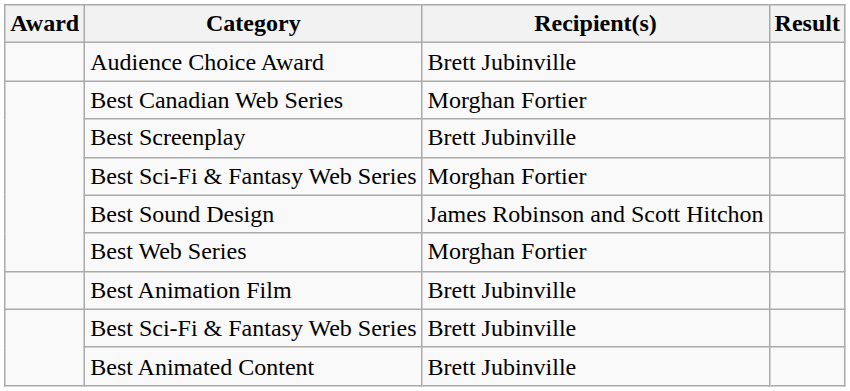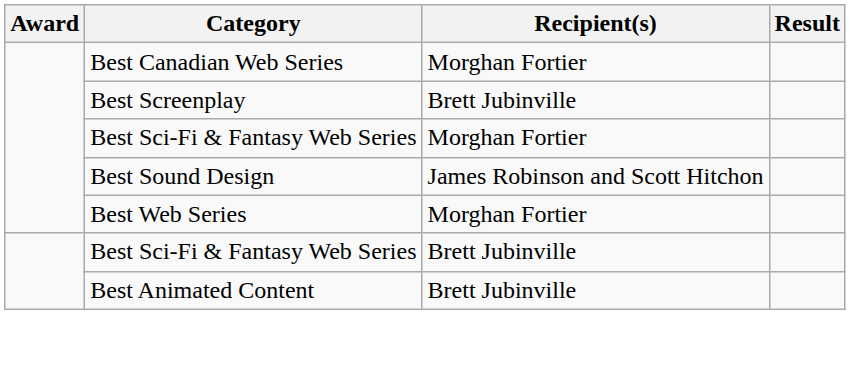- row: (207, 61)
- row: (191, 289)
